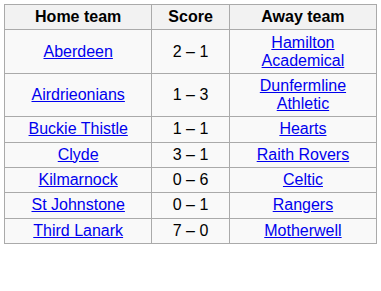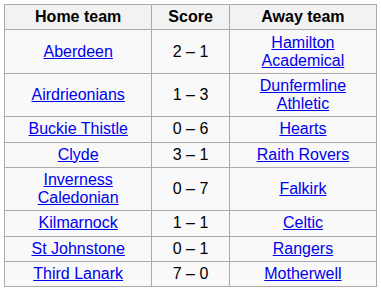(191, 129) 1 – 1 -> (191, 129) 0 – 6
+ row: (78, 189)
(191, 180) 0 – 6 -> (191, 223) 1 – 1
